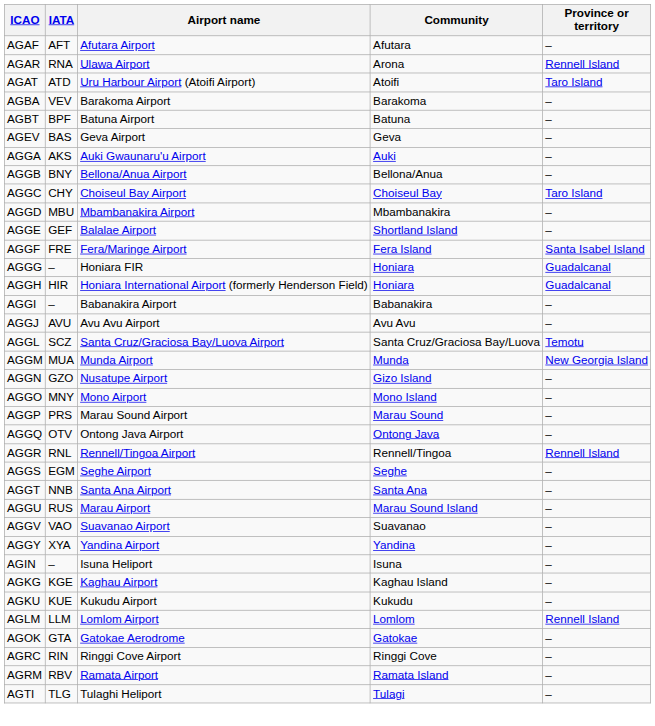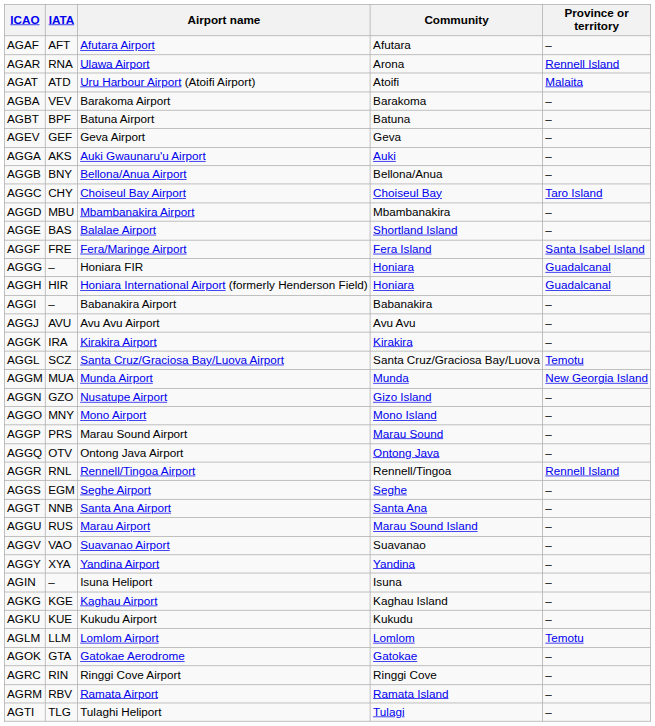(574, 82) Taro Island -> (564, 82) Malaita
(60, 138) BAS -> (60, 138) GEF
(60, 230) GEF -> (60, 230) BAS
+ row: (24, 341)
(582, 619) Rennell Island -> (564, 638) Temotu
